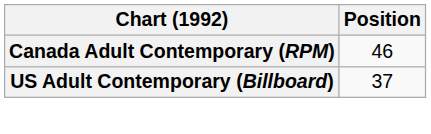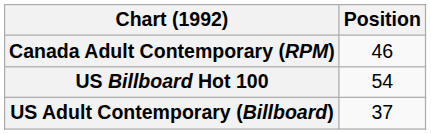+ row: (172, 81)
